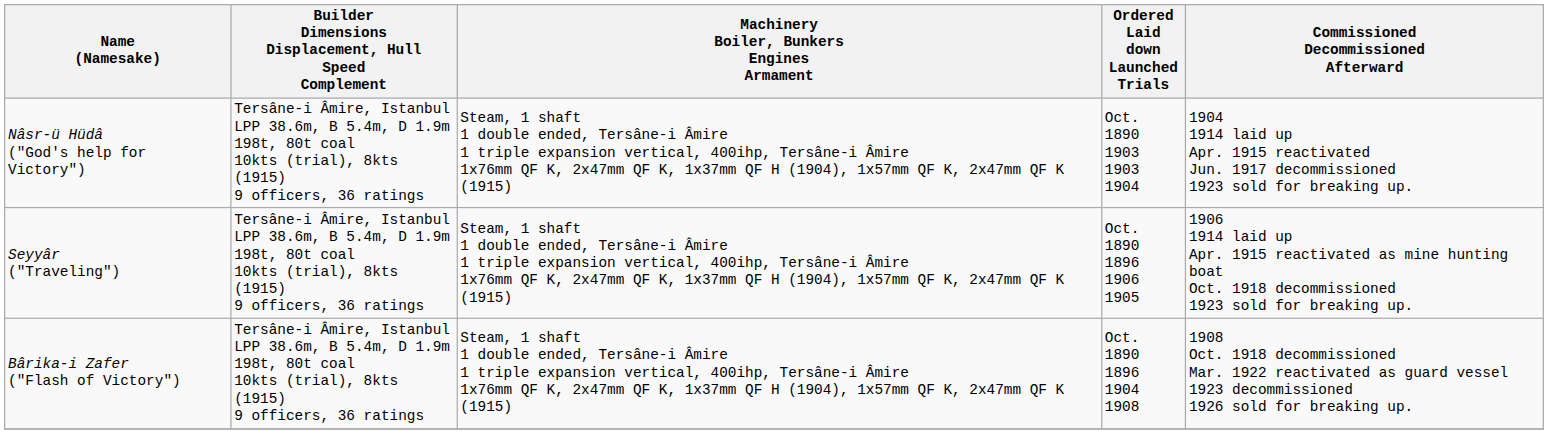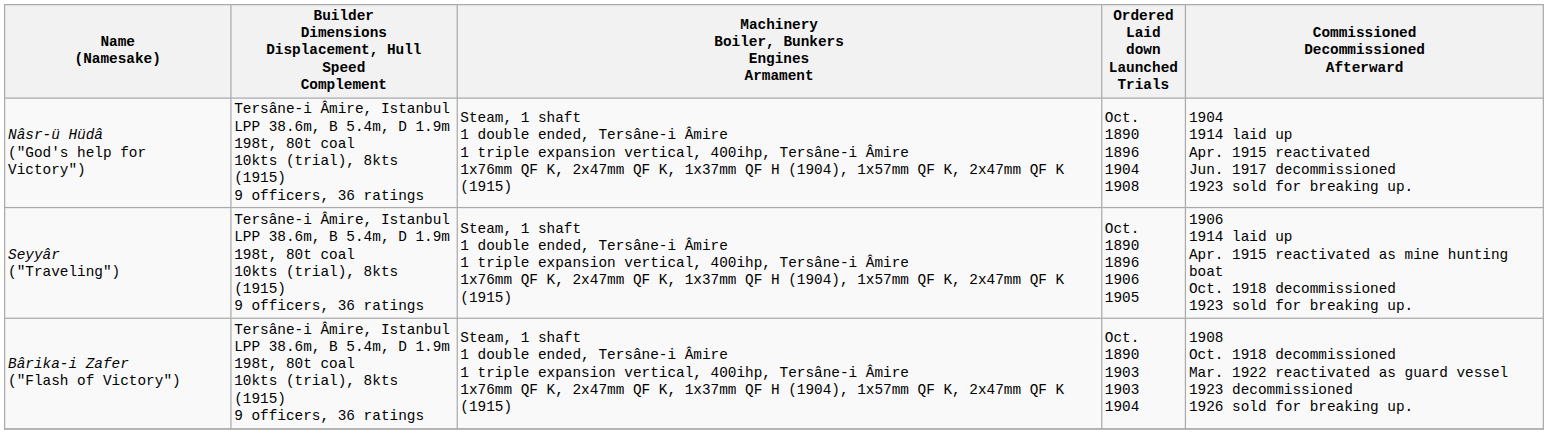(1122, 152) Oct. 1890 1903 1903 1904 -> (1122, 152) Oct. 1890 1896 1904 1908
(1122, 373) Oct. 1890 1896 1904 1908 -> (1122, 373) Oct. 1890 1903 1903 1904
